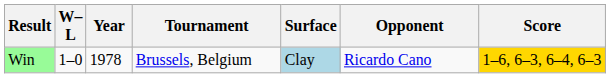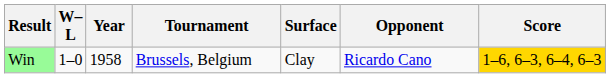(105, 60) 1978 -> (105, 60) 1958
(300, 60) lightblue background -> (300, 60) no background
